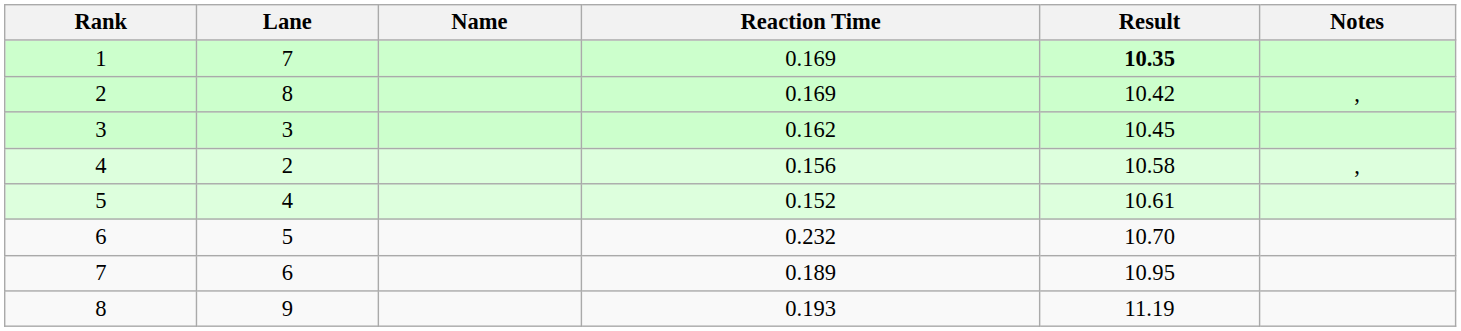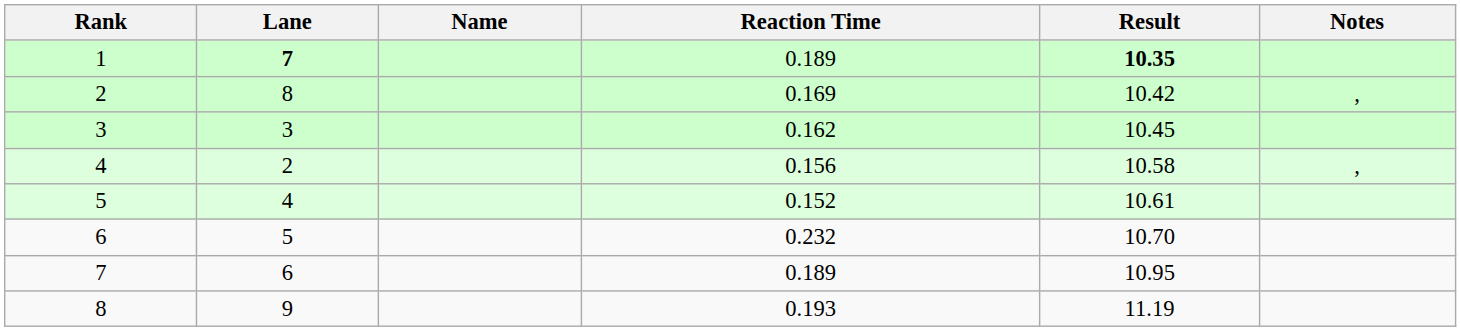(287, 58) normal -> (287, 58) bold
(811, 58) 0.169 -> (811, 58) 0.189
